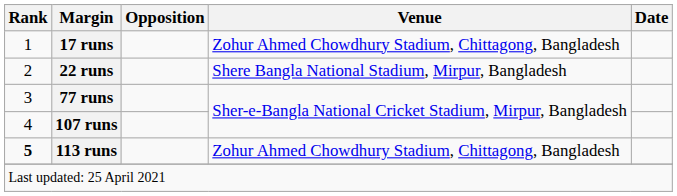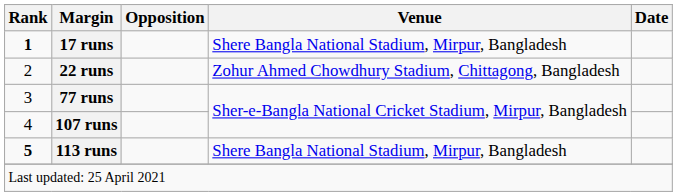(28, 44) normal -> (28, 44) bold
(416, 44) Zohur Ahmed Chowdhury Stadium, Chittagong, Bangladesh -> (390, 44) Shere Bangla National Stadium, Mirpur, Bangladesh
(390, 71) Shere Bangla National Stadium, Mirpur, Bangladesh -> (416, 71) Zohur Ahmed Chowdhury Stadium, Chittagong, Bangladesh
(416, 151) Zohur Ahmed Chowdhury Stadium, Chittagong, Bangladesh -> (390, 151) Shere Bangla National Stadium, Mirpur, Bangladesh
